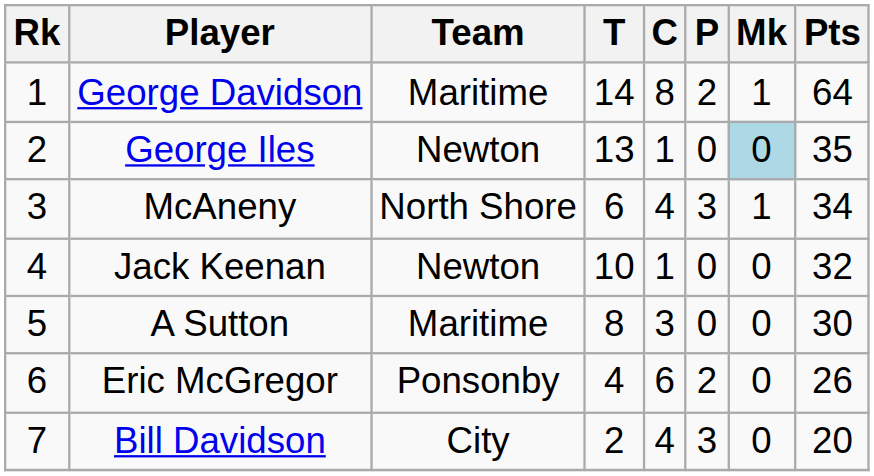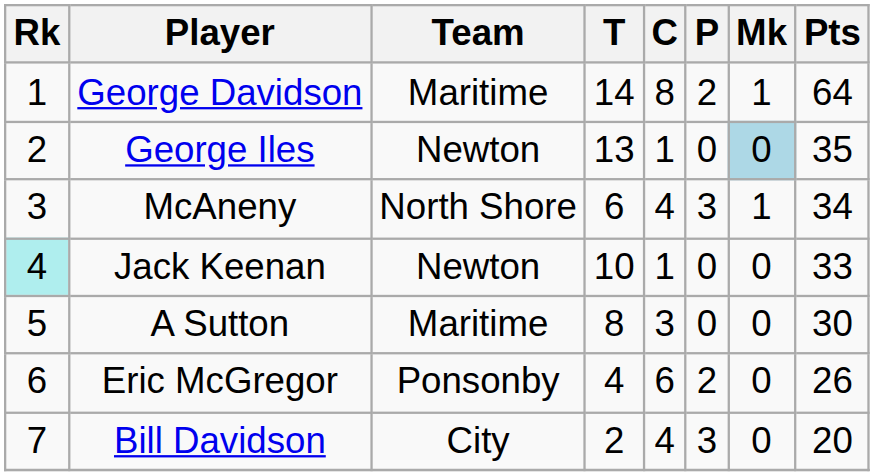(37, 265) no background -> (37, 265) paleturquoise background
(832, 265) 32 -> (832, 265) 33
